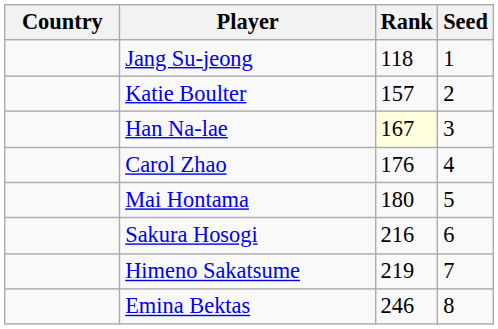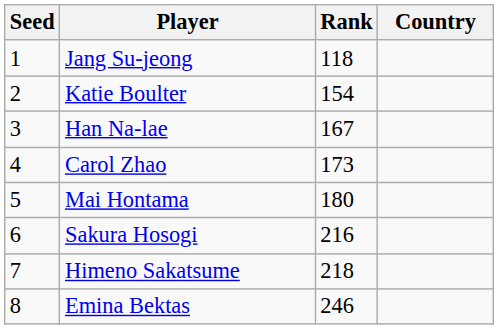columns swapped: (62, 22) <-> (466, 22)
(397, 93) 157 -> (337, 93) 154
(397, 128) lightyellow background -> (337, 128) no background
(397, 164) 176 -> (337, 164) 173
(397, 270) 219 -> (337, 270) 218
